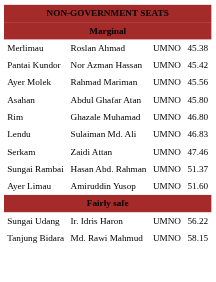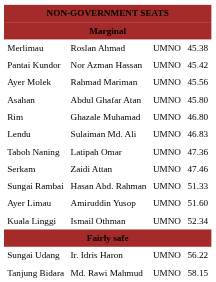+ row: (33, 151)
(198, 169) 51.37 -> (198, 186) 51.33
+ row: (32, 220)
